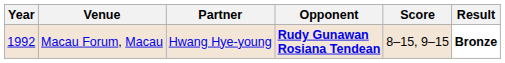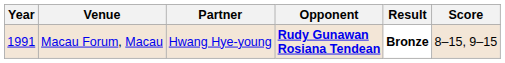columns swapped: (418, 15) <-> (476, 15)
(21, 41) 1992 -> (21, 41) 1991
